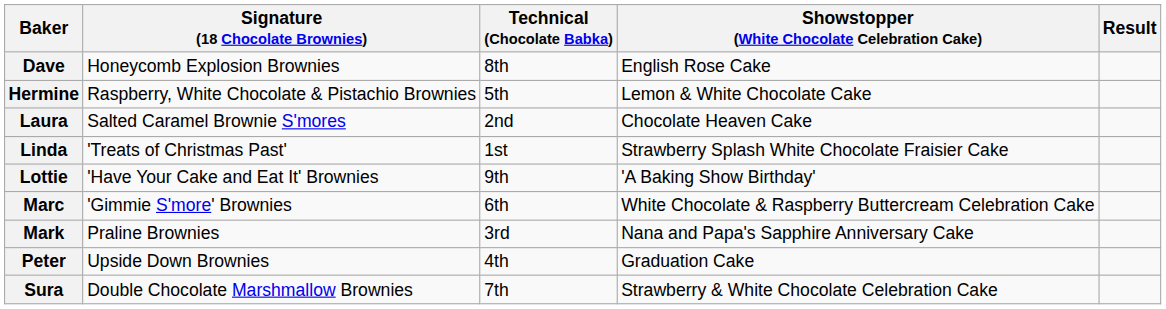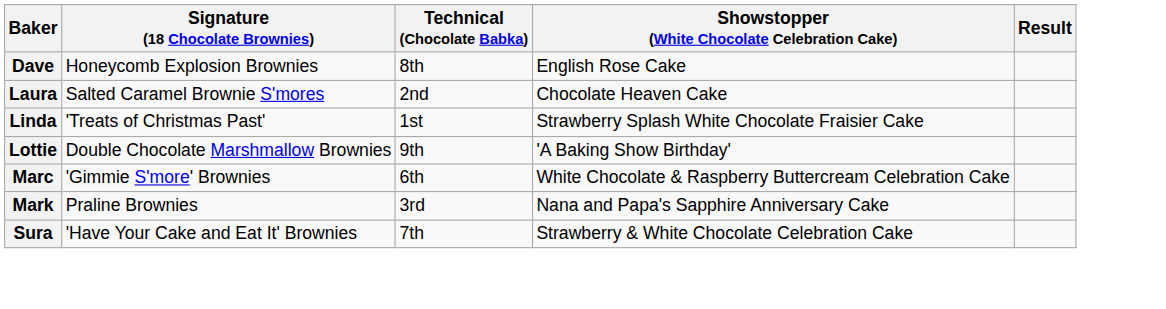- row: (44, 94)
(233, 177) 'Have Your Cake and Eat It' Brownies -> (229, 149) Double Chocolate Marshmallow Brownies
- row: (44, 261)
(250, 289) Double Chocolate Marshmallow Brownies -> (211, 233) 'Have Your Cake and Eat It' Brownies
